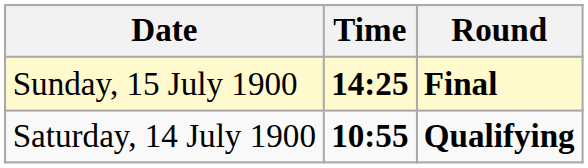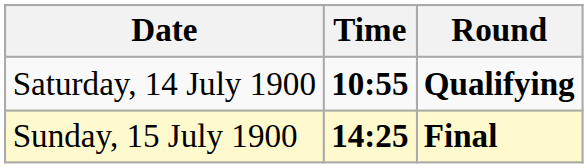rows swapped: (164, 135) <-> (155, 83)
